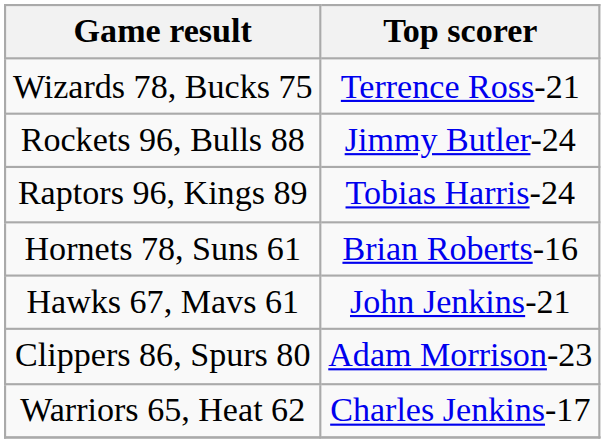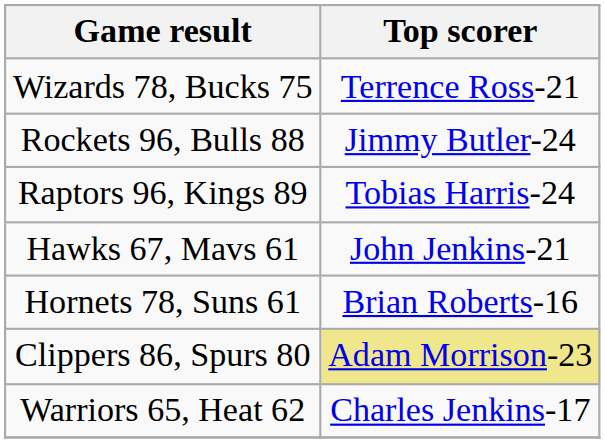rows swapped: (163, 301) <-> (163, 247)
(460, 355) no background -> (460, 355) khaki background
